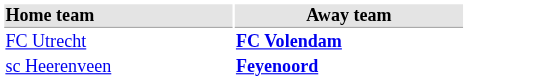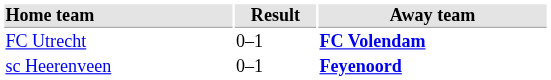+ column: (275, 15)
